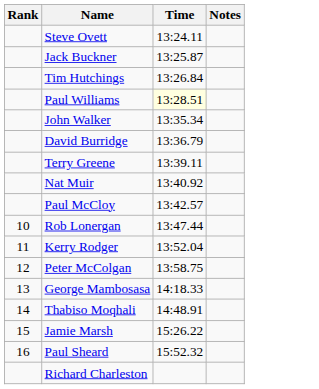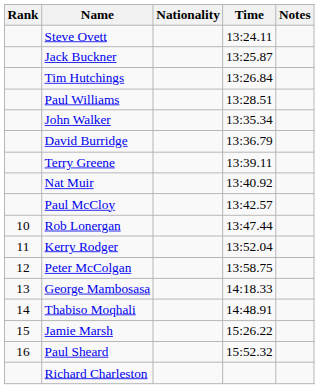+ column: (188, 15)
(180, 99) lightyellow background -> (249, 99) no background
